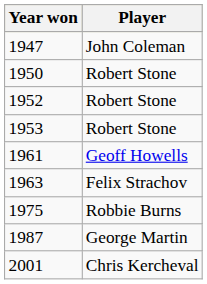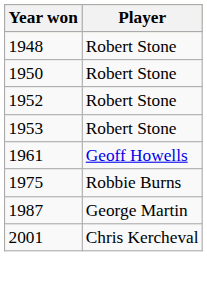- row: (26, 45)
+ row: (26, 45)
- row: (26, 182)
